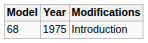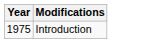- column: (22, 13)
